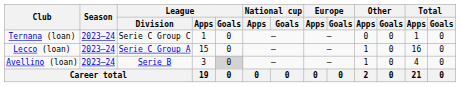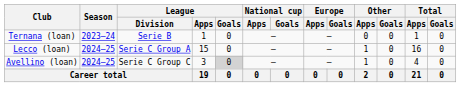(155, 37) Serie C Group C -> (155, 37) Serie B
(98, 50) 2023–24 -> (98, 50) 2024–25
(98, 62) 2023–24 -> (98, 62) 2024–25
(155, 62) Serie B -> (155, 62) Serie C Group C
